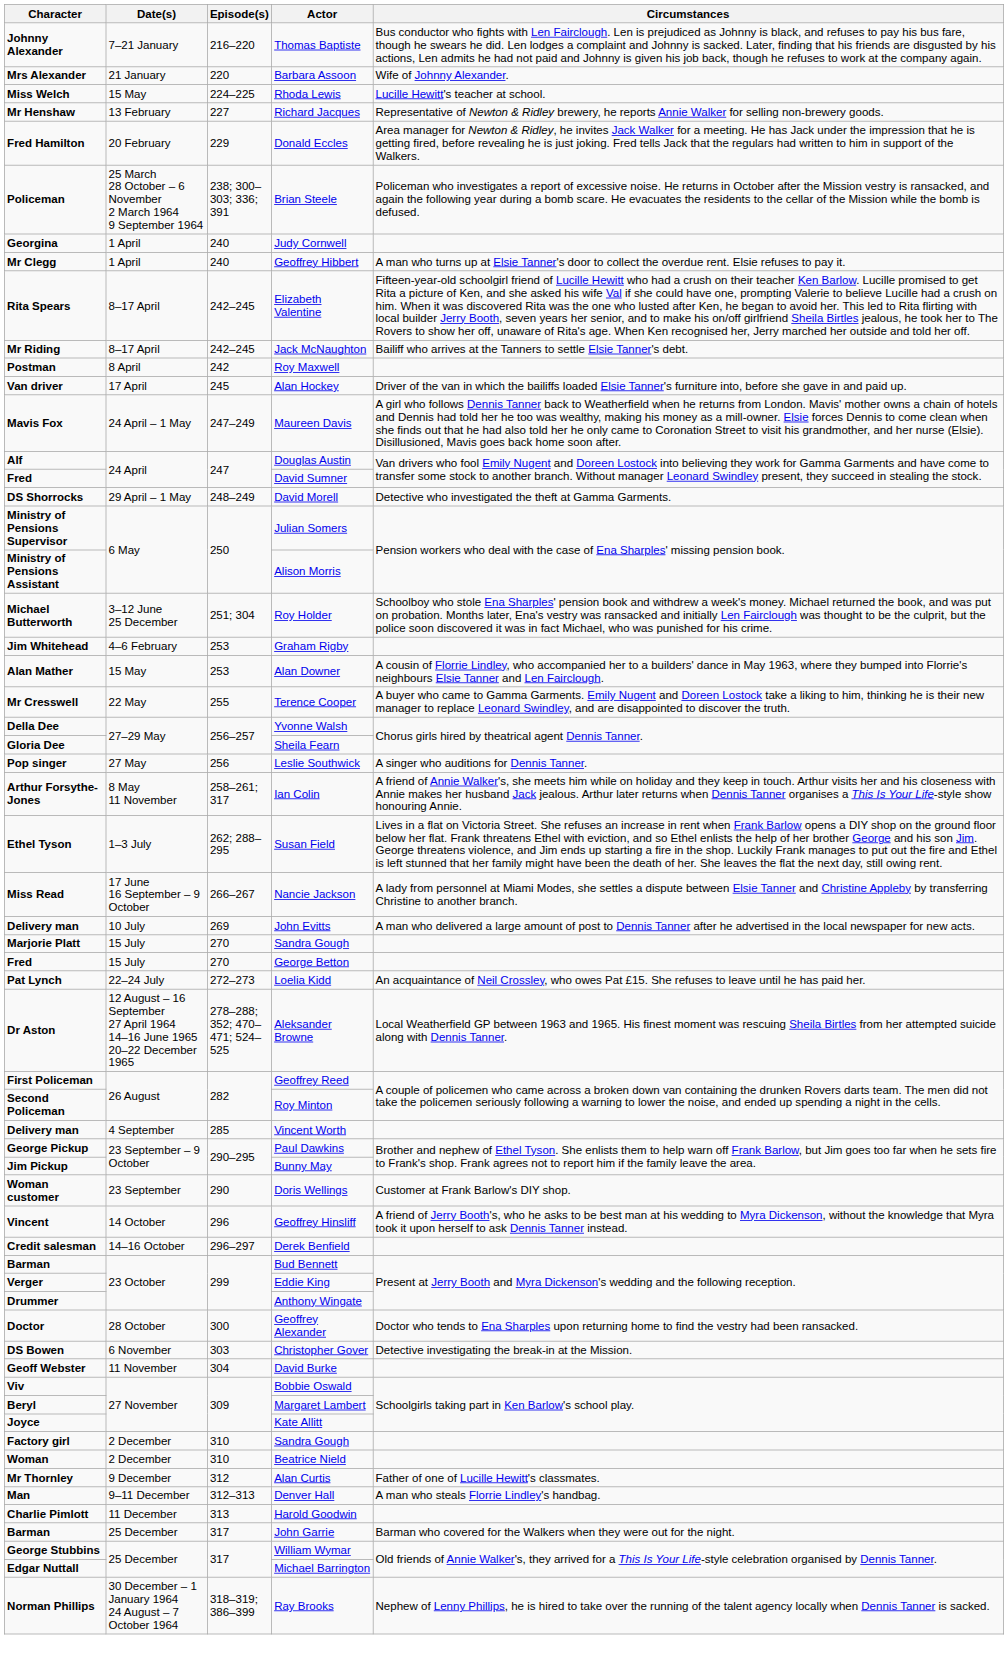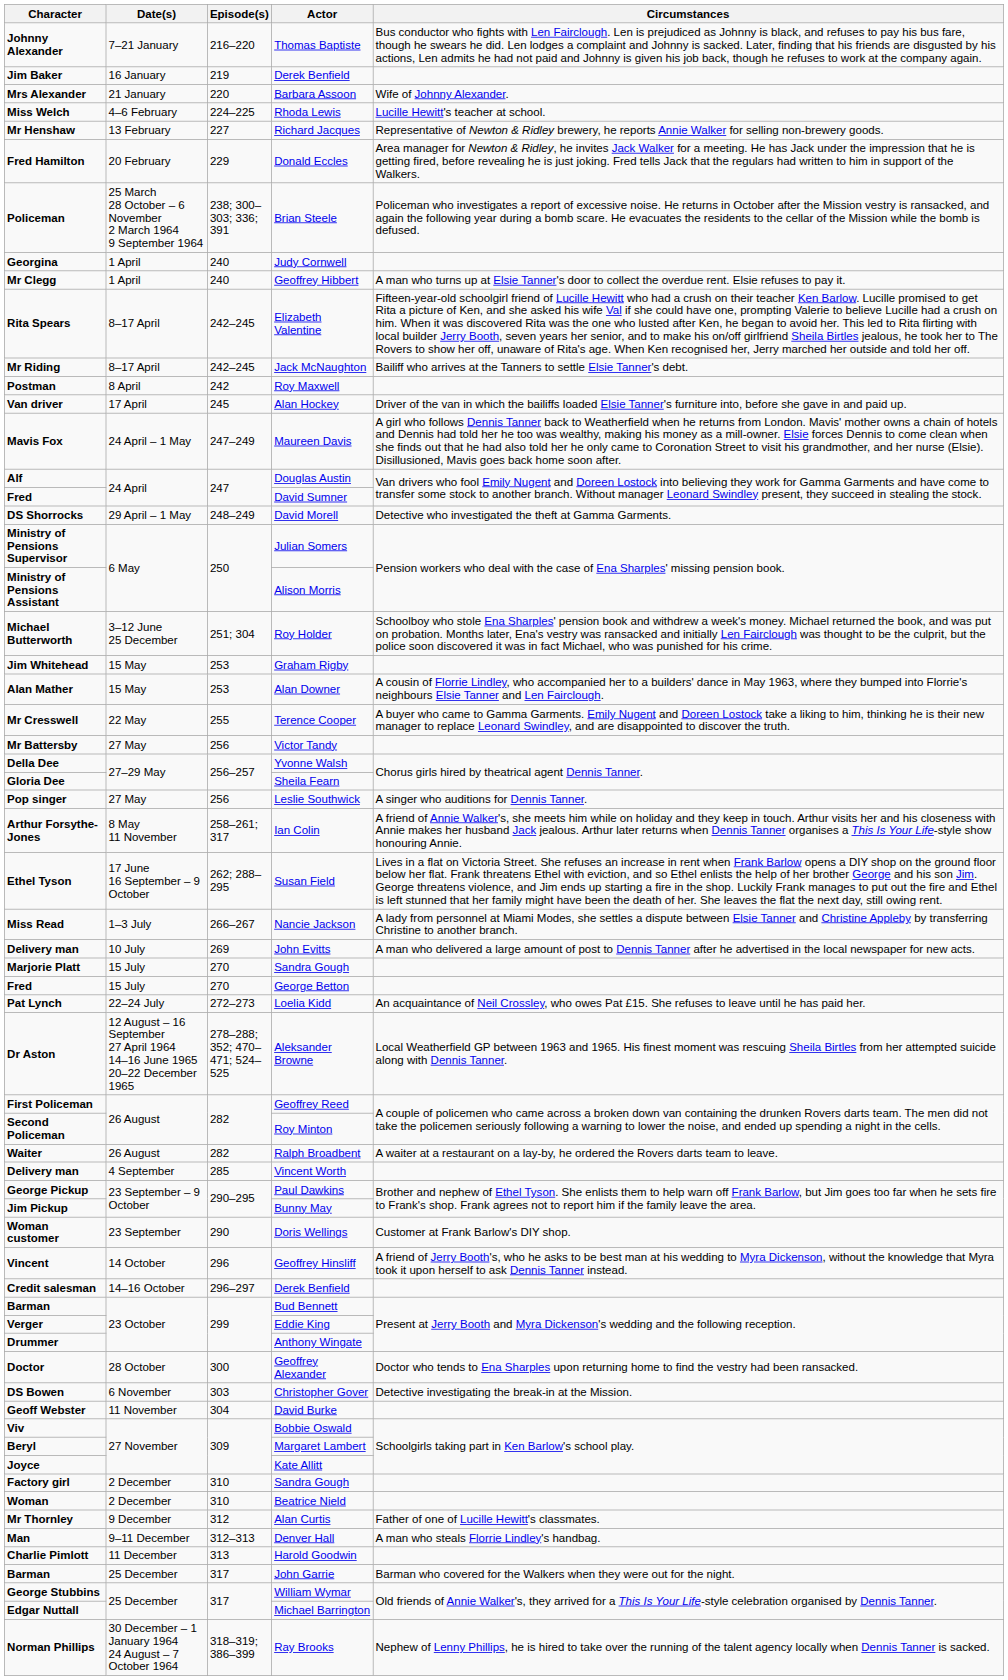+ row: (35, 76)
(127, 94) 15 May -> (143, 112) 4–6 February
(143, 647) 4–6 February -> (127, 665) 15 May
+ row: (42, 745)
(130, 844) 1–3 July -> (154, 881) 17 June 16 September – 9 October
(154, 895) 17 June 16 September – 9 October -> (130, 925) 1–3 July
+ row: (24, 1153)
